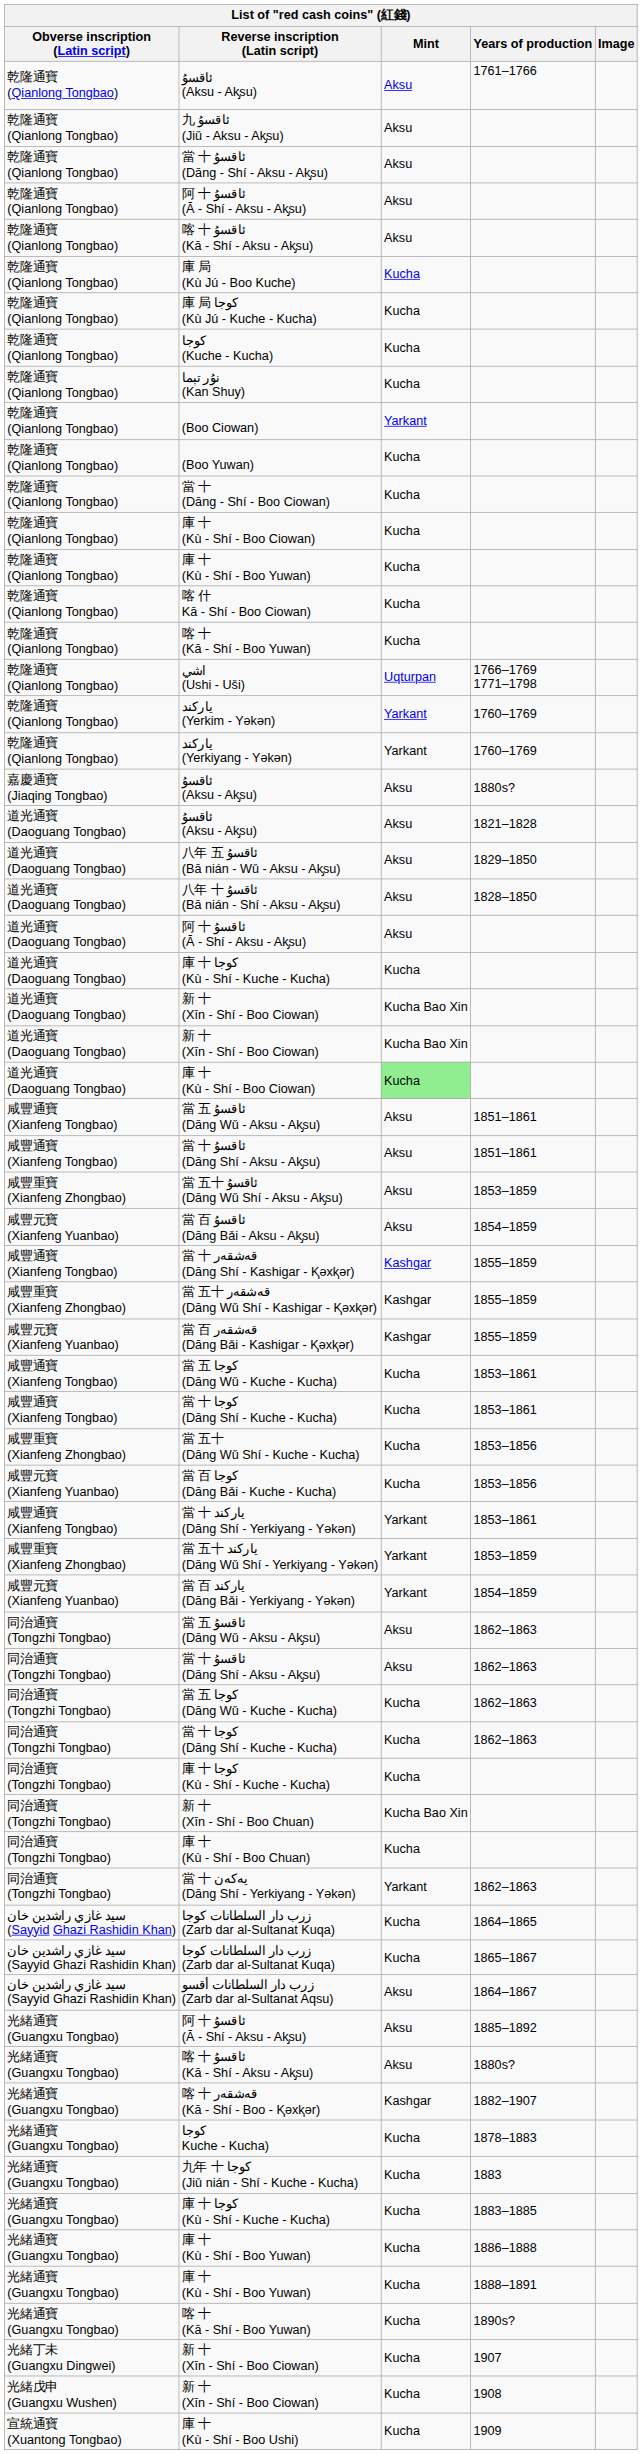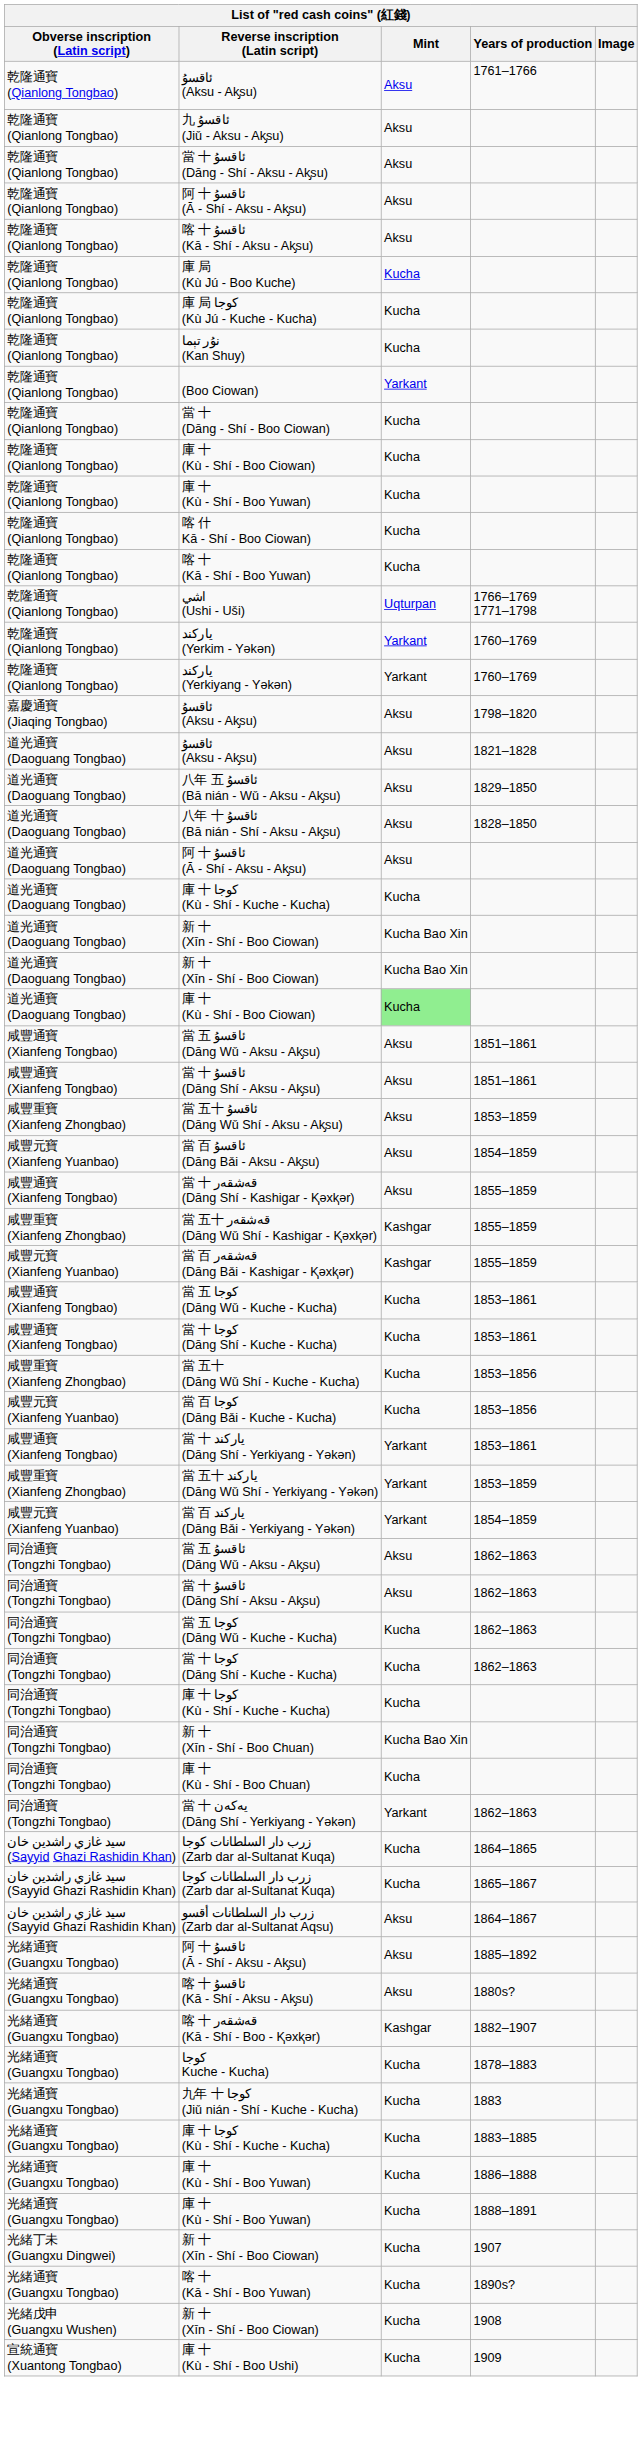- row: (63, 348)
- row: (63, 458)
(494, 787) 1880s? -> (505, 714) 1798–1820
(408, 1263) Kashgar -> (398, 1190) Aksu
rows swapped: (63, 2321) <-> (61, 2358)
